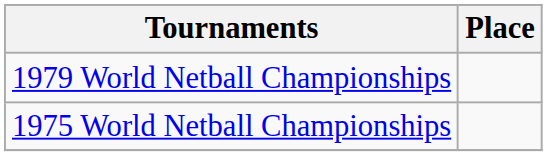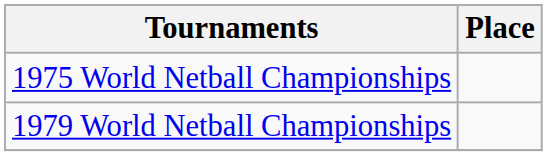rows swapped: (232, 125) <-> (232, 77)
